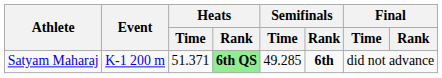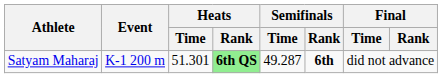(190, 61) 51.371 -> (190, 61) 51.301
(283, 61) 49.285 -> (283, 61) 49.287
